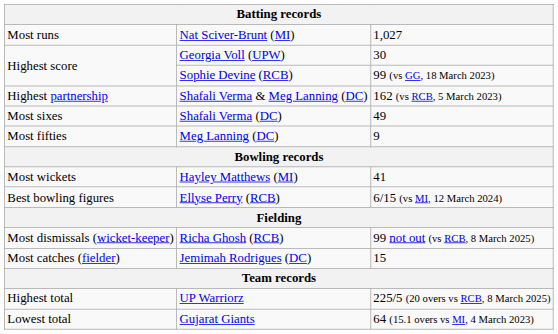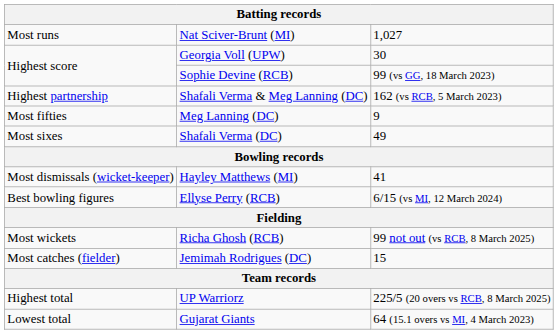rows swapped: (231, 116) <-> (229, 136)
(42, 177) Most wickets -> (91, 177) Most dismissals (wicket-keeper)
(91, 237) Most dismissals (wicket-keeper) -> (42, 237) Most wickets
